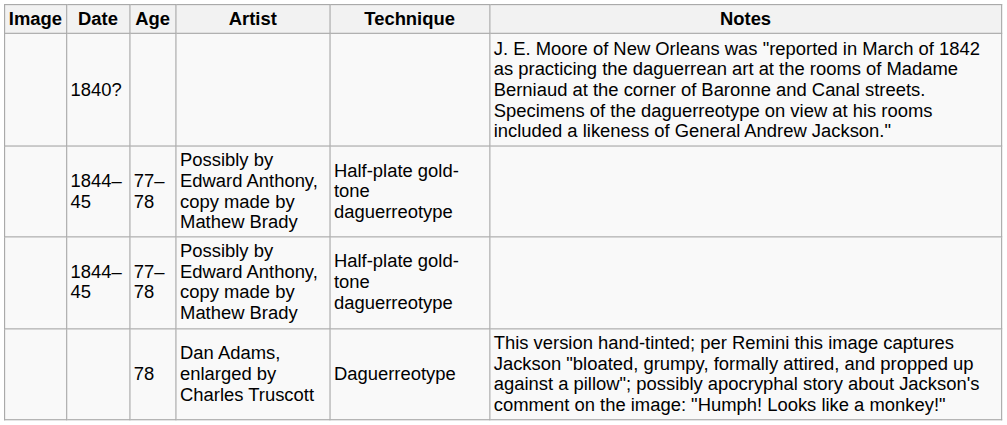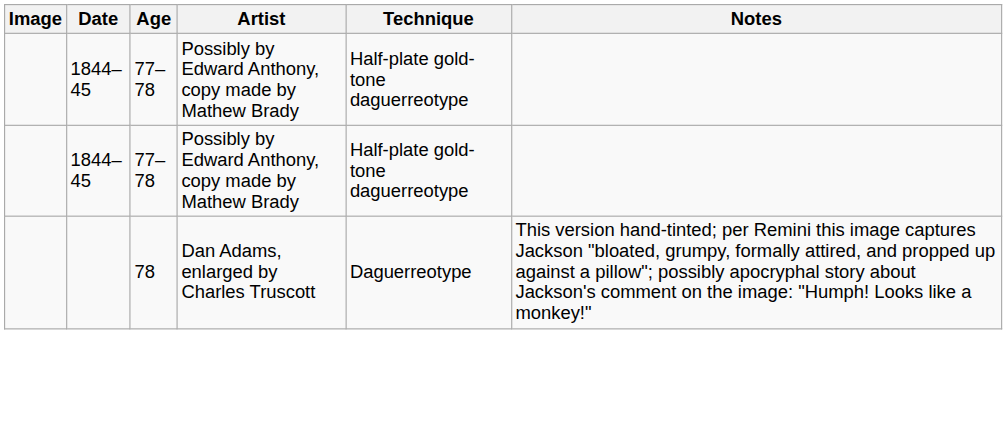- row: (96, 89)
